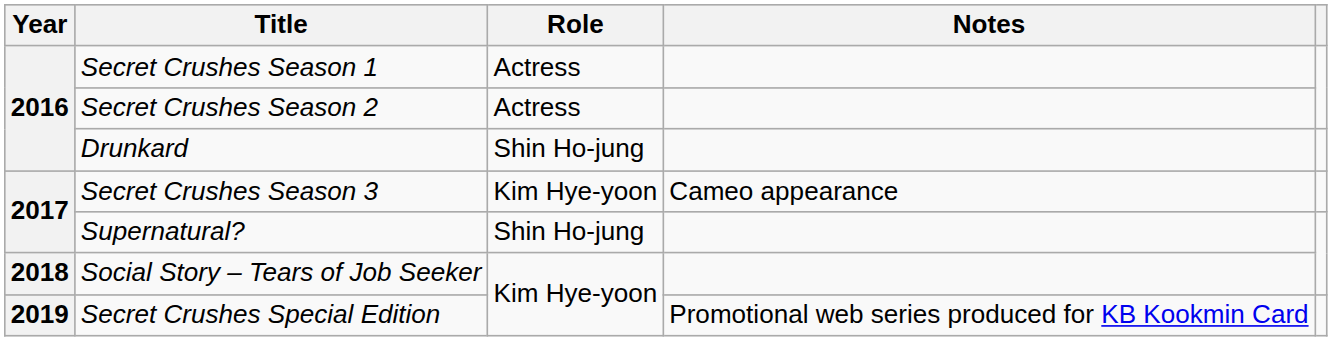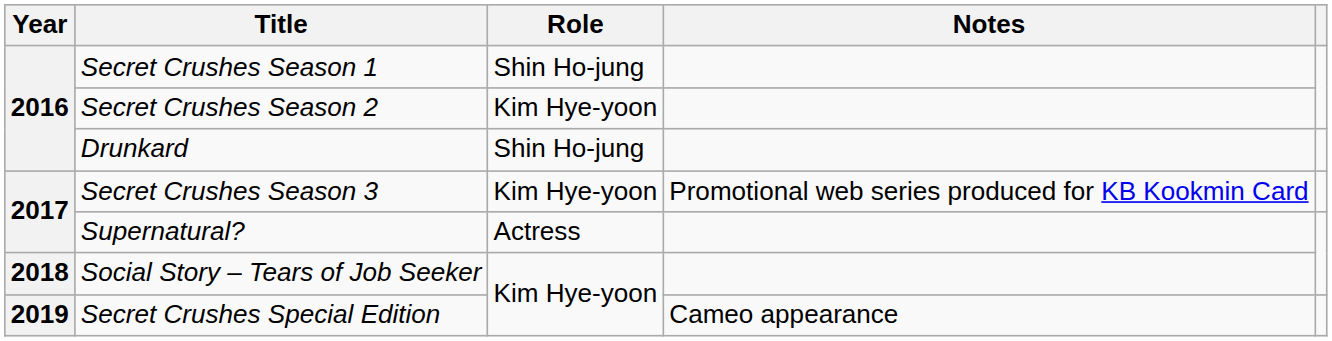(537, 66) Actress -> (569, 66) Shin Ho-jung
(537, 107) Actress -> (575, 107) Kim Hye-yoon
(784, 190) Cameo appearance -> (989, 190) Promotional web series produced for KB Kookmin Card
(569, 231) Shin Ho-jung -> (537, 231) Actress
(989, 314) Promotional web series produced for KB Kookmin Card -> (784, 314) Cameo appearance
